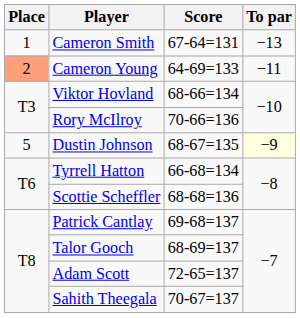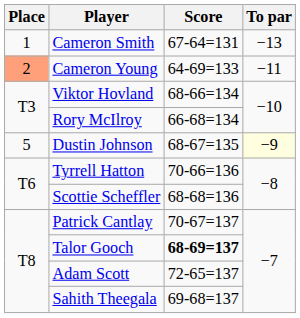(203, 119) 70-66=136 -> (203, 119) 66-68=134
(203, 171) 66-68=134 -> (203, 171) 70-66=136
(203, 222) 69-68=137 -> (203, 222) 70-67=137
(203, 247) normal -> (203, 247) bold
(203, 299) 70-67=137 -> (203, 299) 69-68=137
